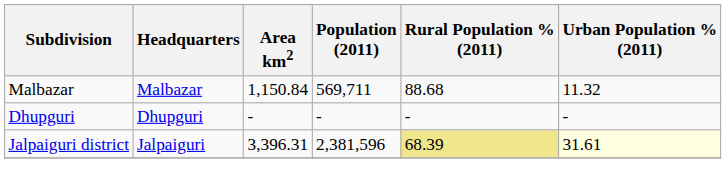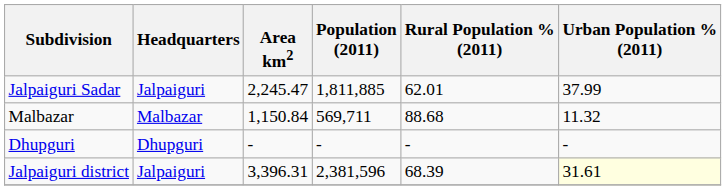+ row: (64, 89)
(424, 143) khaki background -> (424, 171) no background
